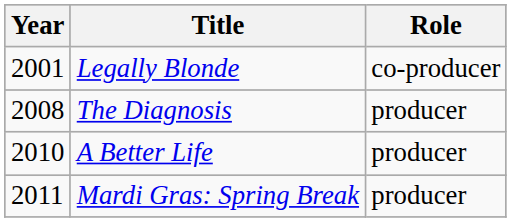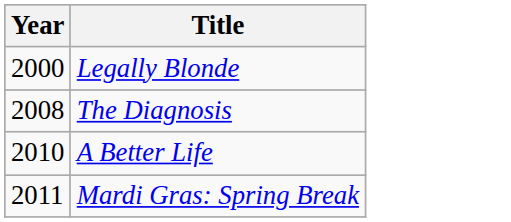- column: (436, 25)
(38, 68) 2001 -> (38, 68) 2000
